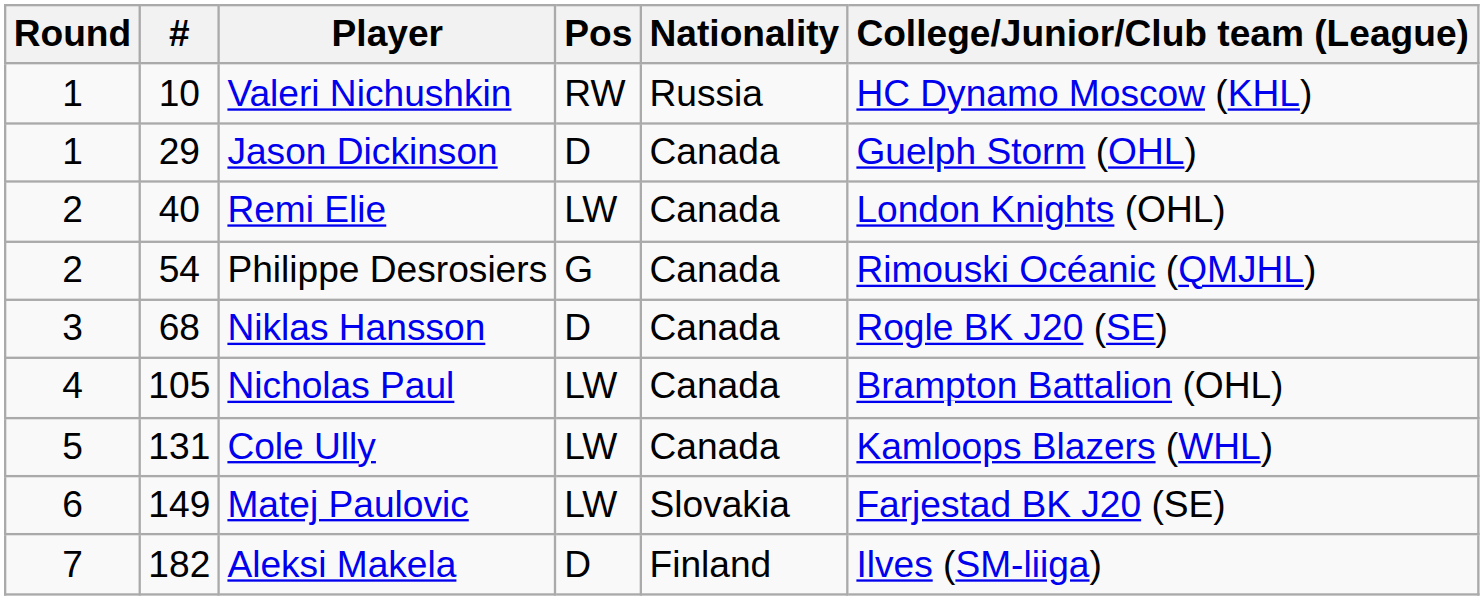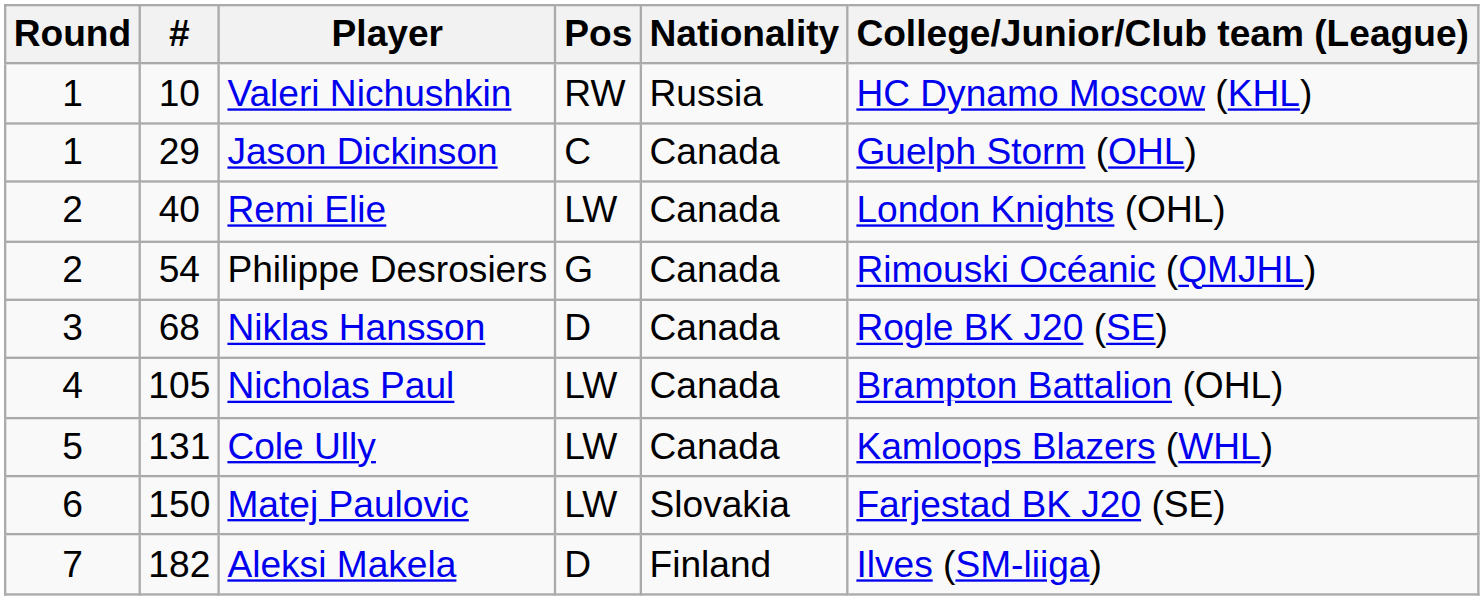(578, 151) D -> (578, 151) C
(179, 504) 149 -> (179, 504) 150
